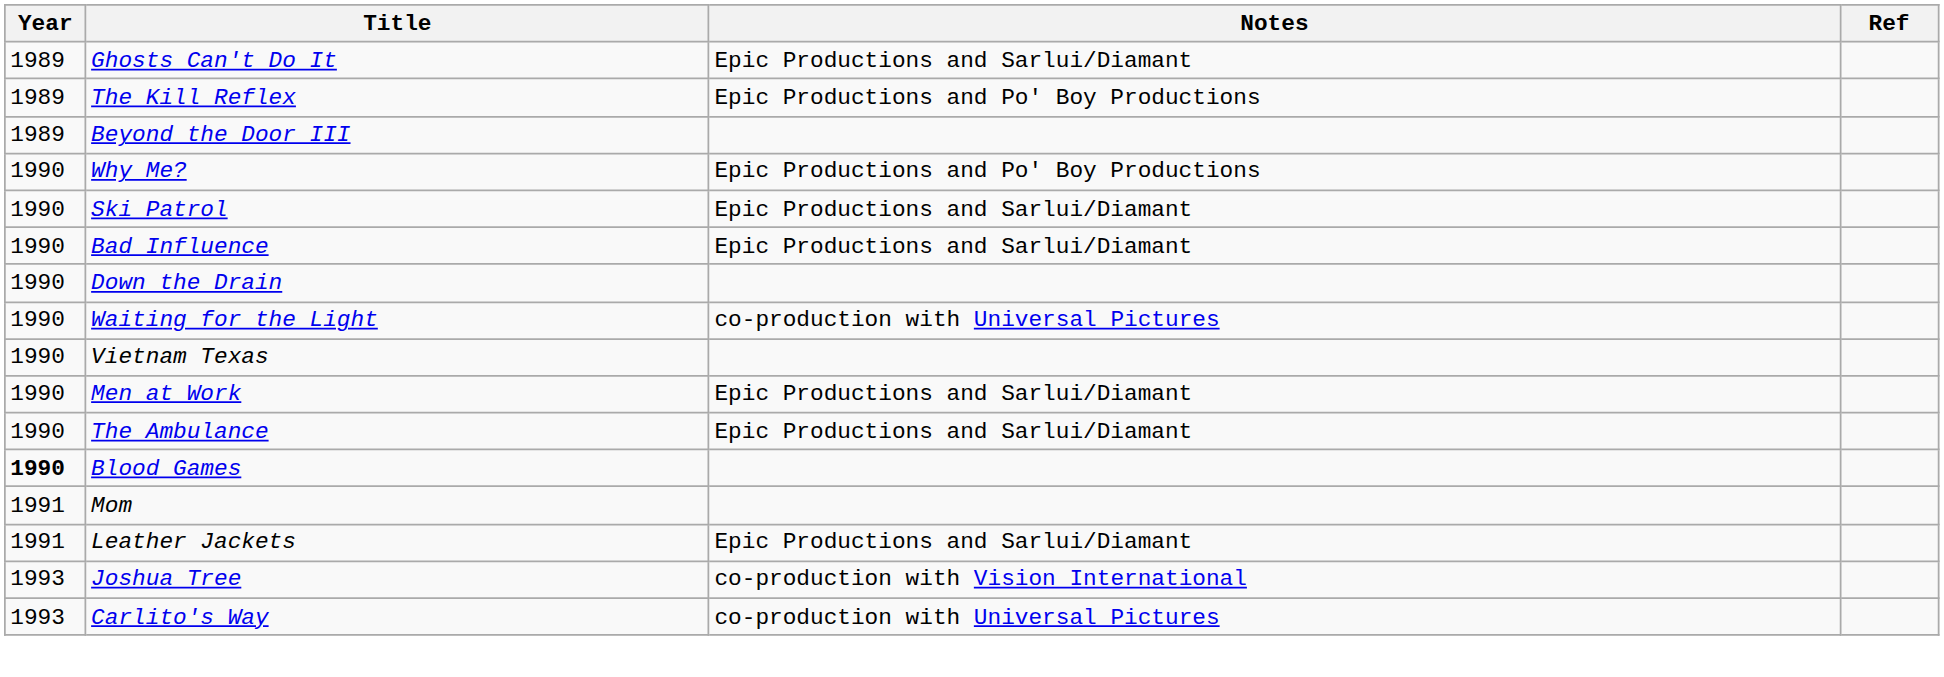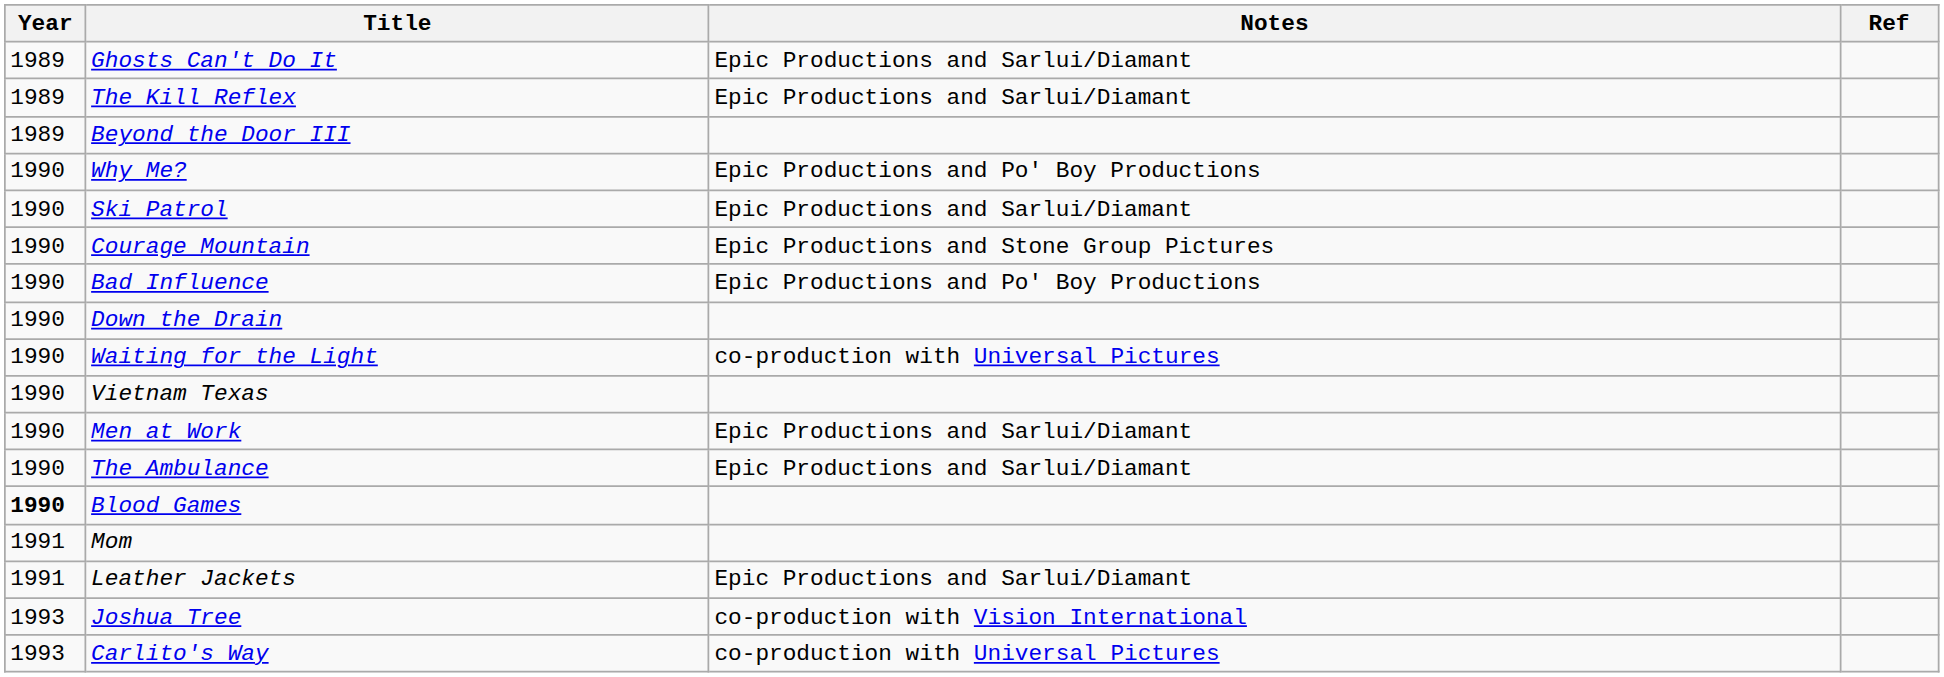(988, 98) Epic Productions and Po' Boy Productions -> (953, 98) Epic Productions and Sarlui/Diamant
+ row: (200, 246)
(953, 246) Epic Productions and Sarlui/Diamant -> (988, 283) Epic Productions and Po' Boy Productions
